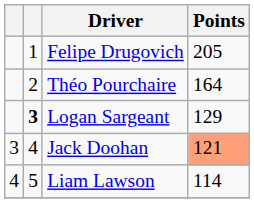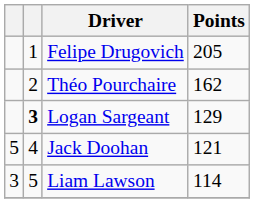(208, 84) 164 -> (208, 84) 162
(14, 148) 3 -> (14, 148) 5
(208, 148) lightsalmon background -> (208, 148) no background
(14, 180) 4 -> (14, 180) 3
